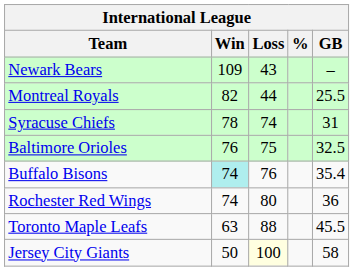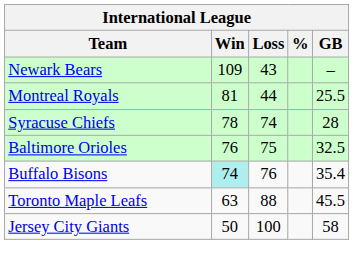(230, 95) 82 -> (230, 95) 81
(331, 122) 31 -> (331, 122) 28
- row: (80, 200)
(268, 252) lightyellow background -> (268, 226) no background
